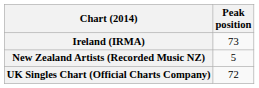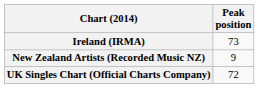(233, 58) 5 -> (233, 58) 9
